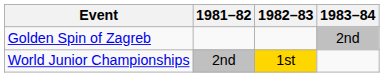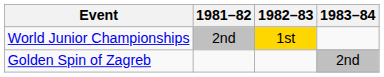rows swapped: (99, 60) <-> (79, 38)
